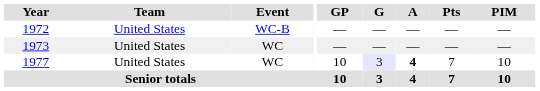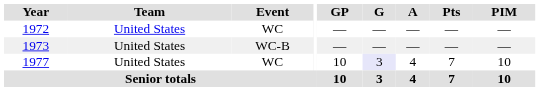(272, 28) WC-B -> (272, 28) WC
(272, 45) WC -> (272, 45) WC-B
(413, 62) bold -> (413, 62) normal
